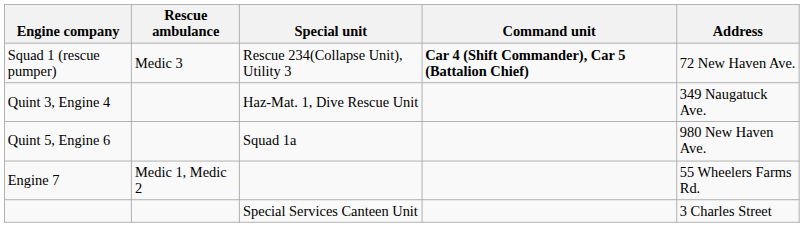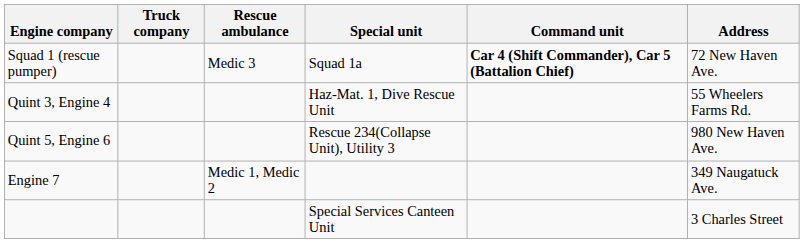+ column: (161, 24)
(323, 63) Rescue 234(Collapse Unit), Utility 3 -> (335, 63) Squad 1a
(724, 102) 349 Naugatuck Ave. -> (727, 102) 55 Wheelers Farms Rd.
(270, 141) Squad 1a -> (370, 141) Rescue 234(Collapse Unit), Utility 3
(736, 180) 55 Wheelers Farms Rd. -> (735, 180) 349 Naugatuck Ave.
